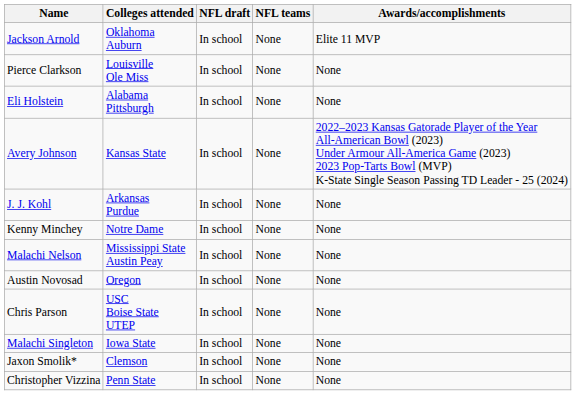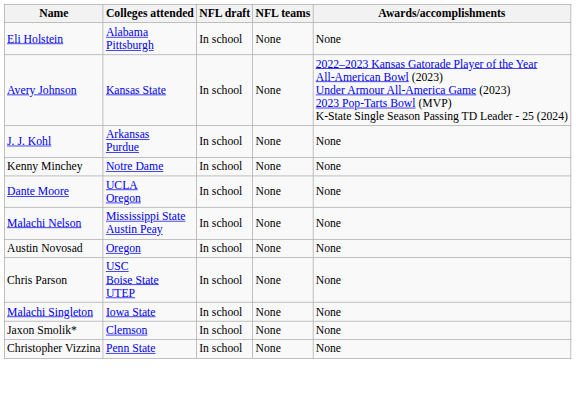- row: (43, 38)
- row: (44, 70)
+ row: (38, 191)
